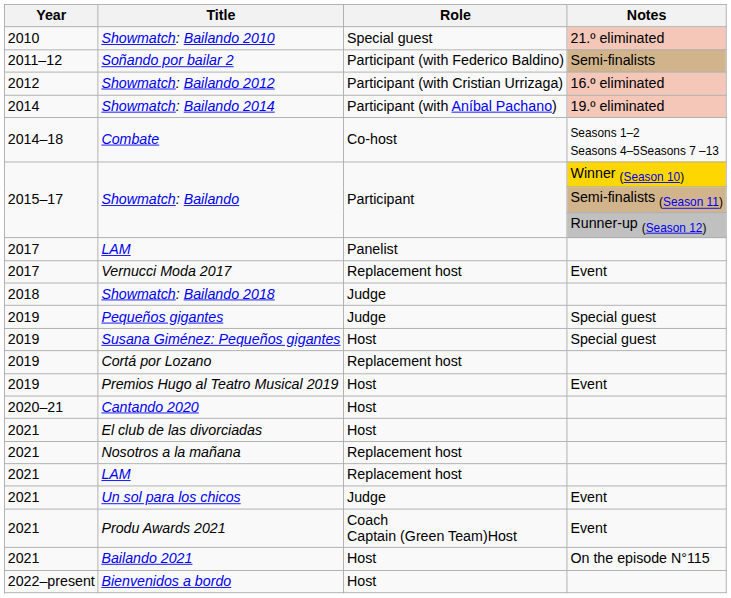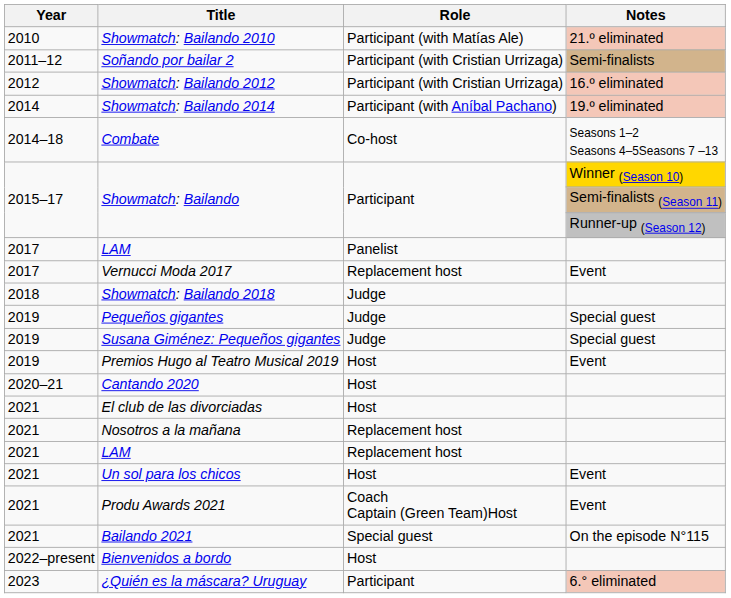(390, 38) Special guest -> (435, 38) Participant (with Matías Ale)
(455, 60) Participant (with Federico Baldino) -> (455, 60) Participant (with Cristian Urrizaga)
(362, 339) Host -> (366, 339) Judge
- row: (156, 362)
(366, 497) Judge -> (362, 475) Host
(362, 558) Host -> (390, 536) Special guest
+ row: (204, 581)
